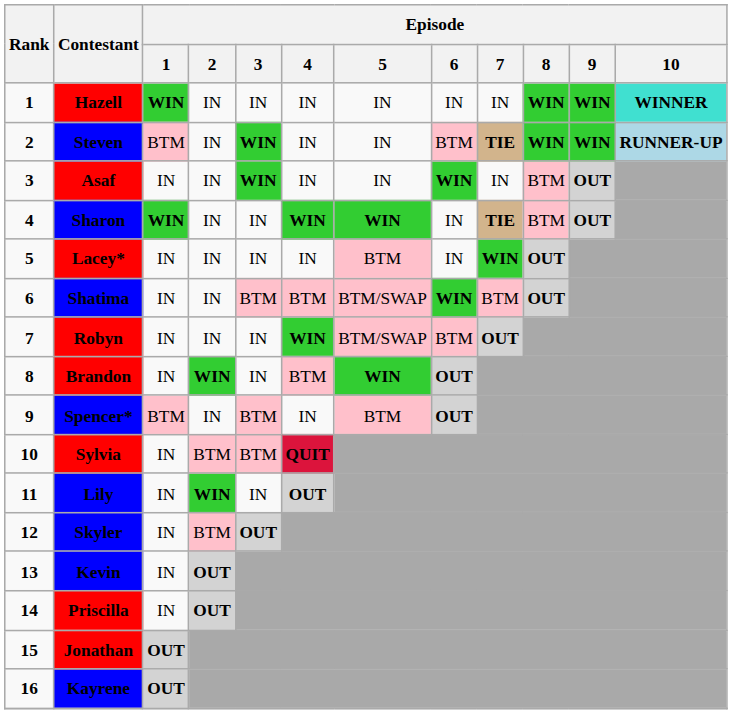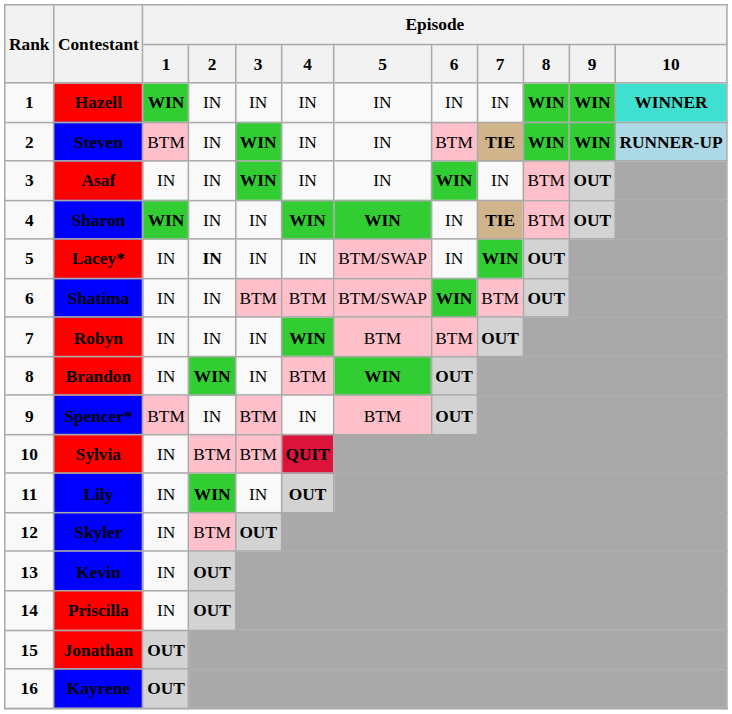(212, 259) normal -> (212, 259) bold
(383, 259) BTM -> (383, 259) BTM/SWAP
(383, 337) BTM/SWAP -> (383, 337) BTM
